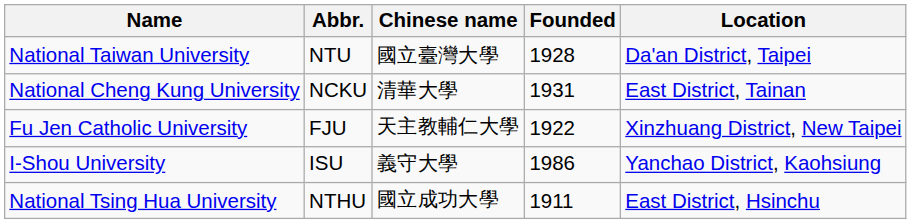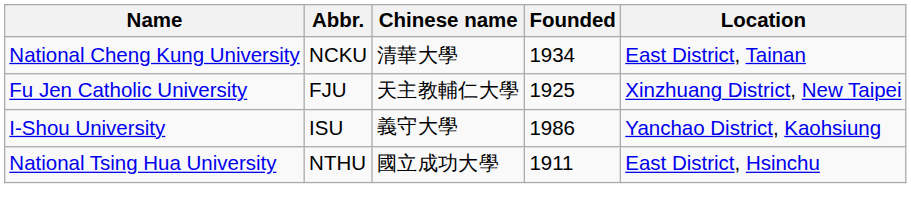- row: (129, 55)
(552, 91) 1931 -> (552, 55) 1934
(552, 127) 1922 -> (552, 91) 1925
